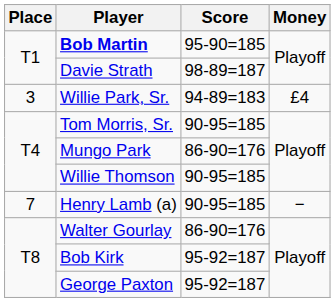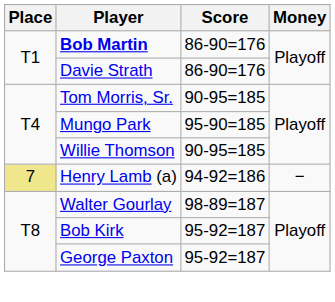(225, 44) 95-90=185 -> (225, 44) 86-90=176
(225, 71) 98-89=187 -> (225, 71) 86-90=176
- row: (115, 97)
(225, 151) 86-90=176 -> (225, 124) 95-90=185
(30, 204) no background -> (30, 177) khaki background
(225, 204) 90-95=185 -> (225, 177) 94-92=186
(225, 230) 86-90=176 -> (225, 204) 98-89=187
